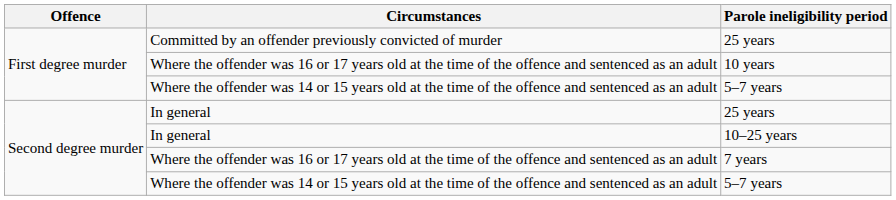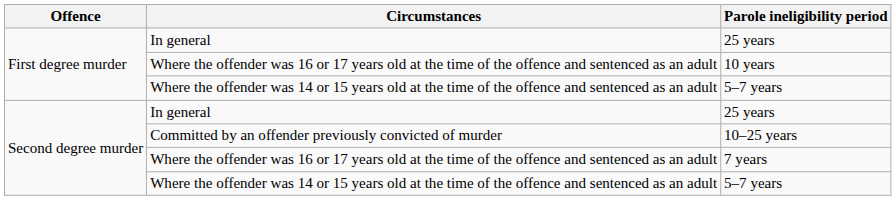(326, 40) Committed by an offender previously convicted of murder -> (180, 40) In general
(180, 135) In general -> (326, 135) Committed by an offender previously convicted of murder
